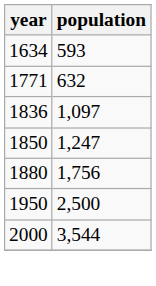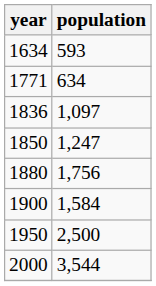(71, 81) 632 -> (71, 81) 634
+ row: (28, 204)
